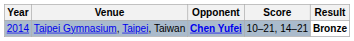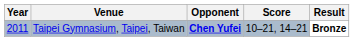(18, 29) 2014 -> (18, 29) 2011
